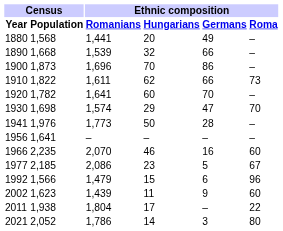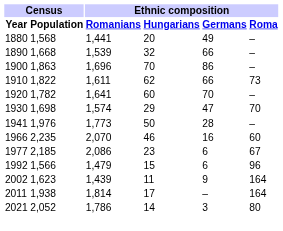(43, 67) 1,873 -> (43, 67) 1,863
- row: (16, 137)
(205, 165) 5 -> (205, 151) 6
(255, 193) 60 -> (258, 179) 164
(99, 207) 1,804 -> (99, 193) 1,814
(255, 207) 22 -> (258, 193) 164
